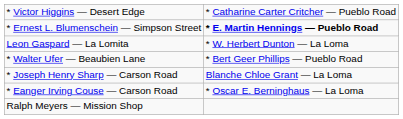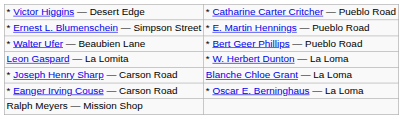(292, 28) bold -> (288, 28) normal
rows swapped: (76, 59) <-> (68, 43)
